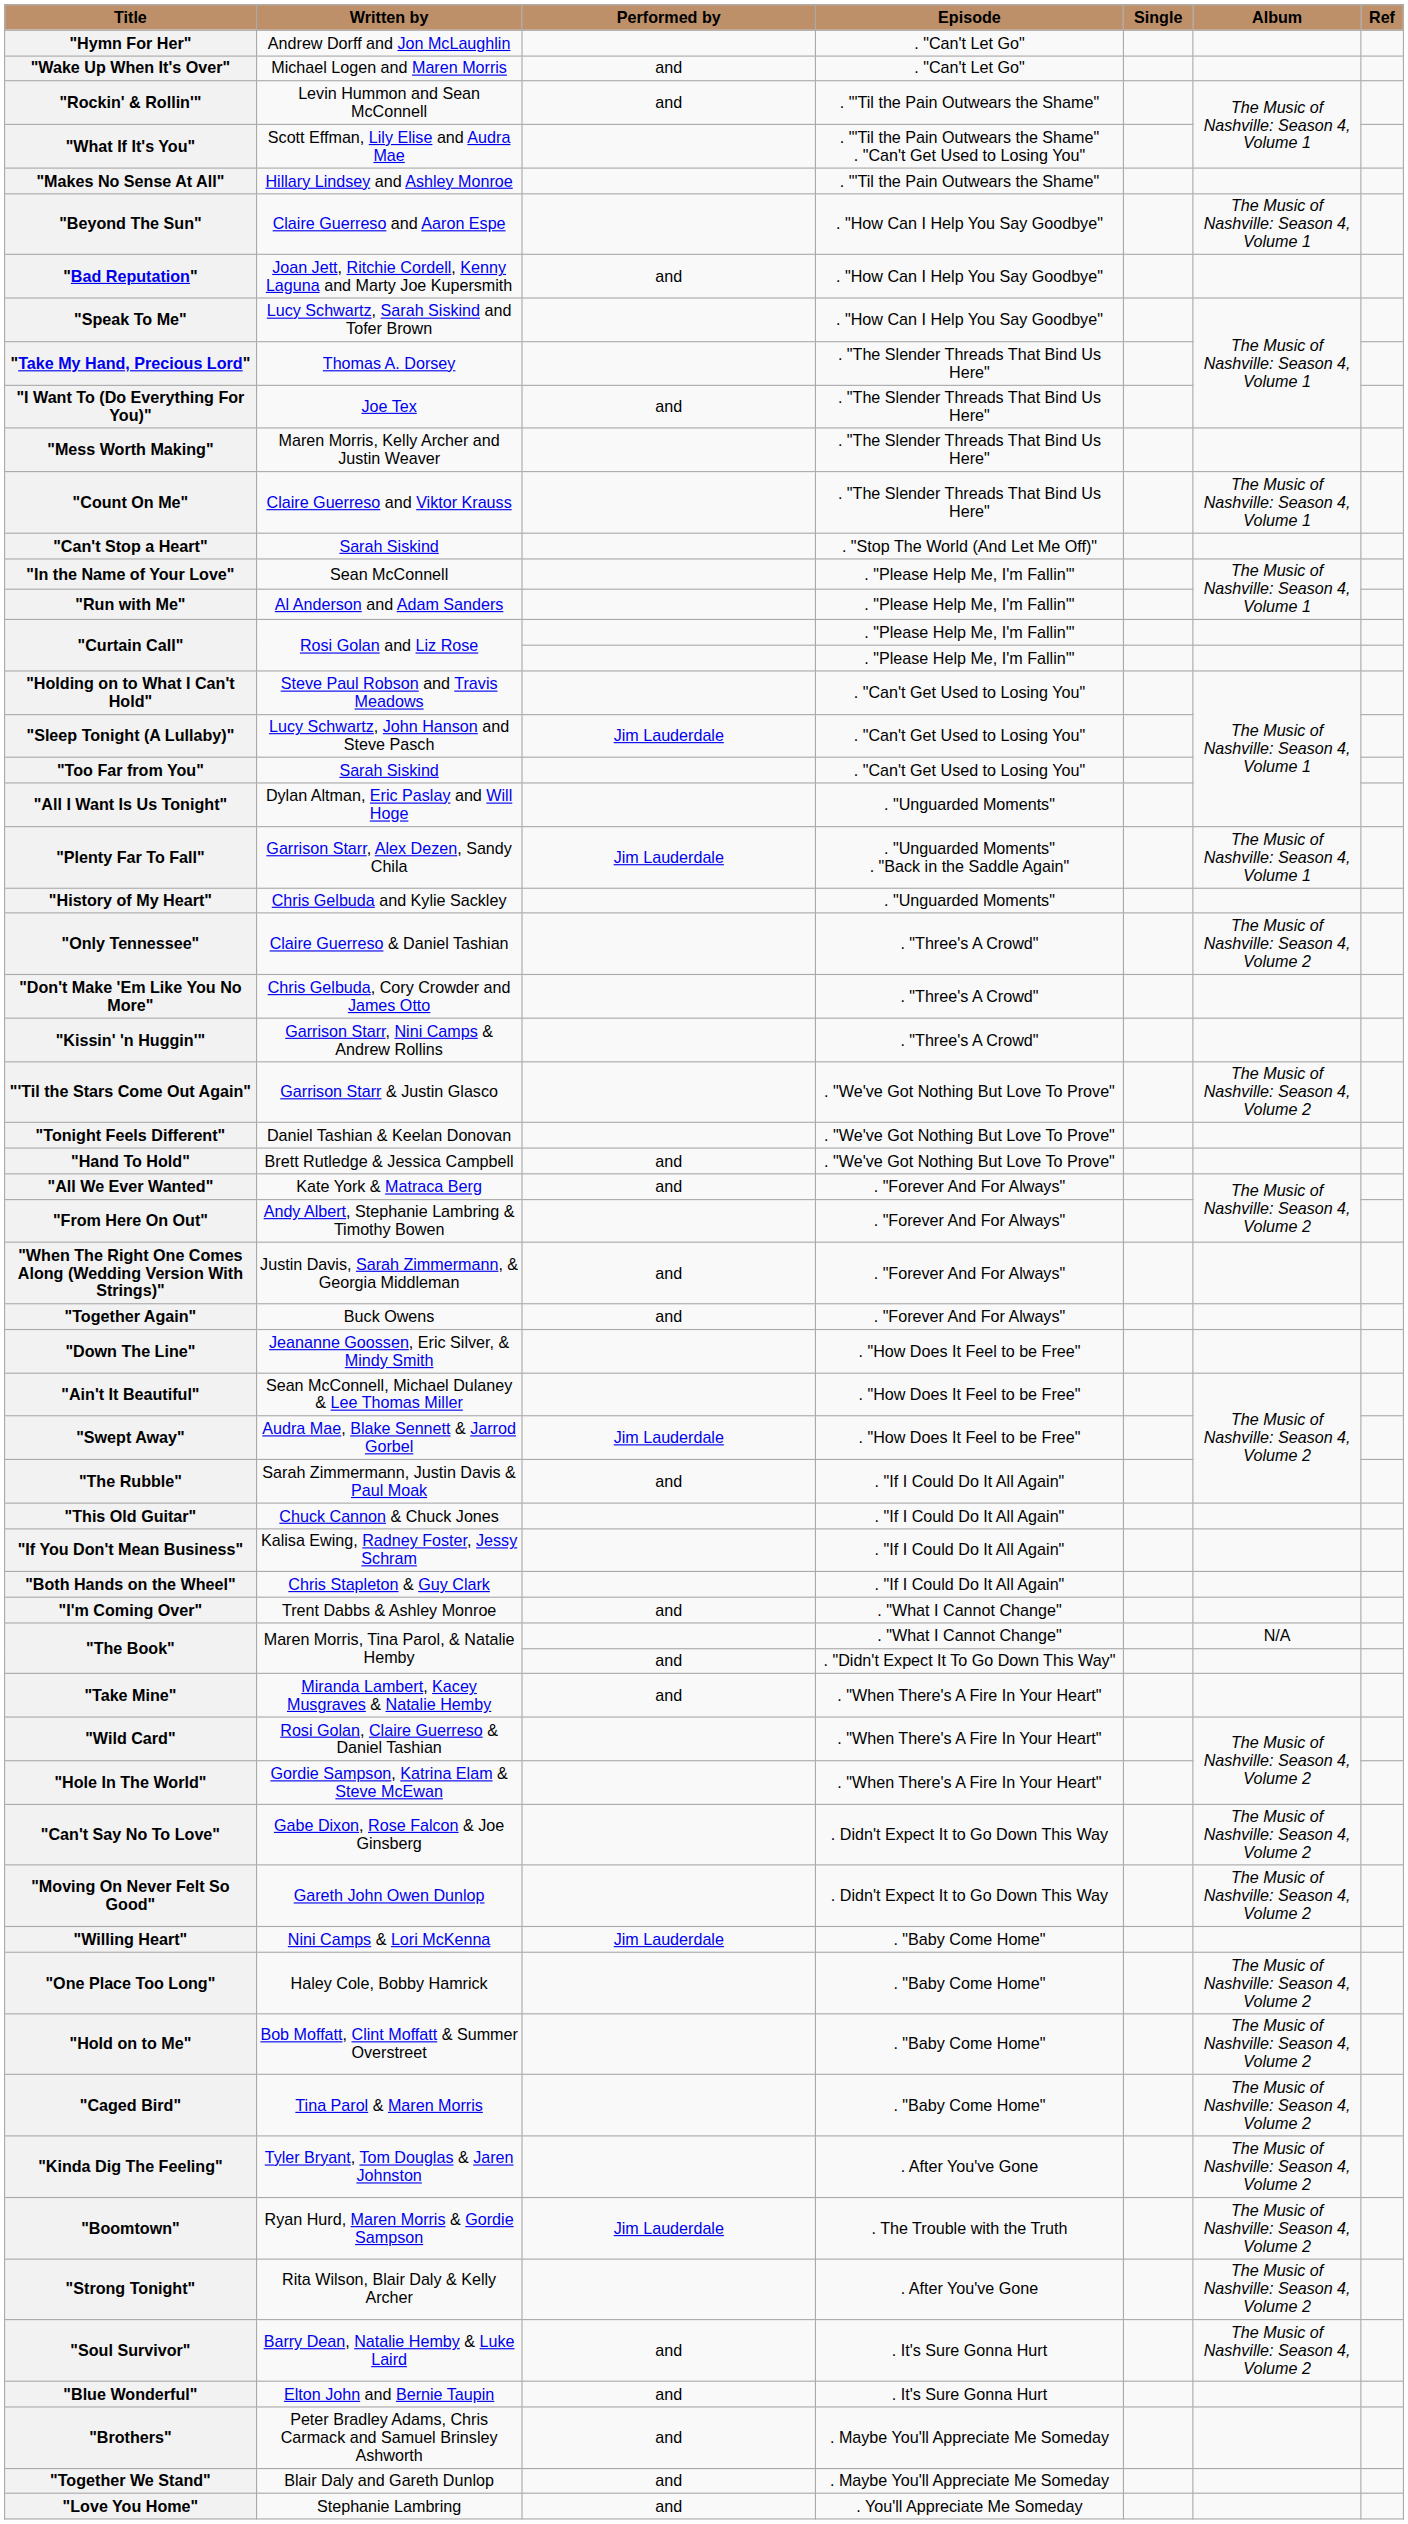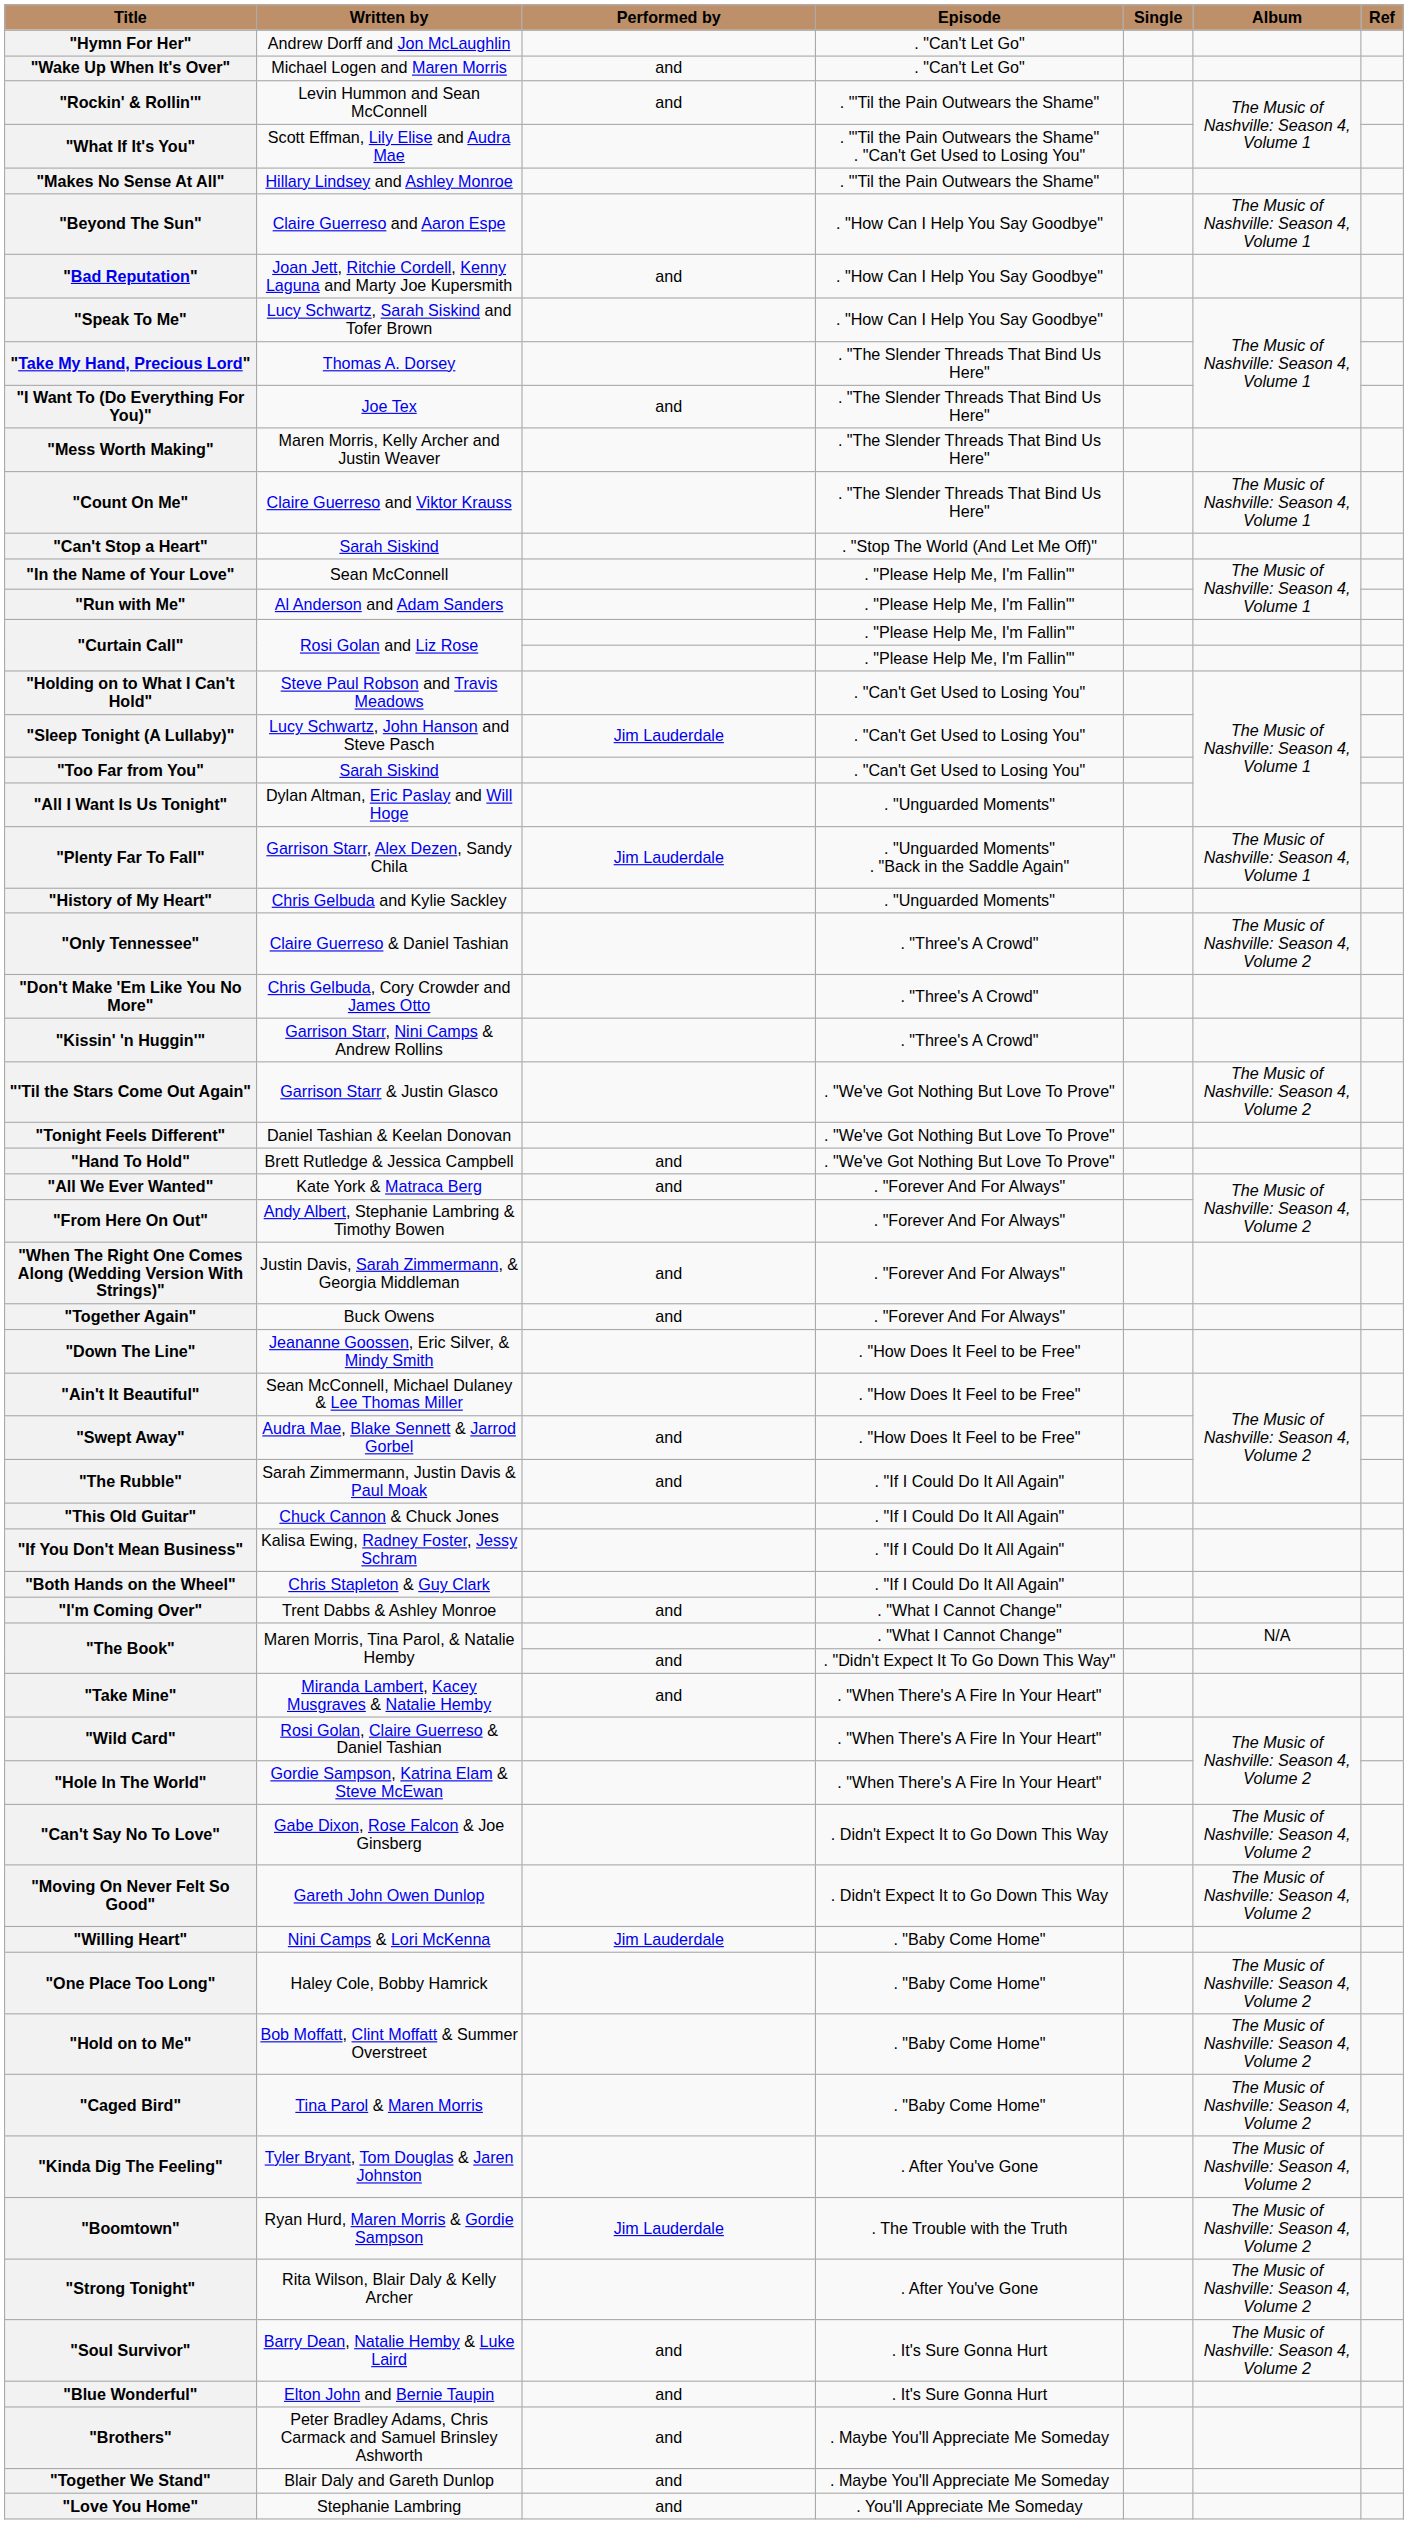(669, 1438) Jim Lauderdale -> (669, 1438) and
